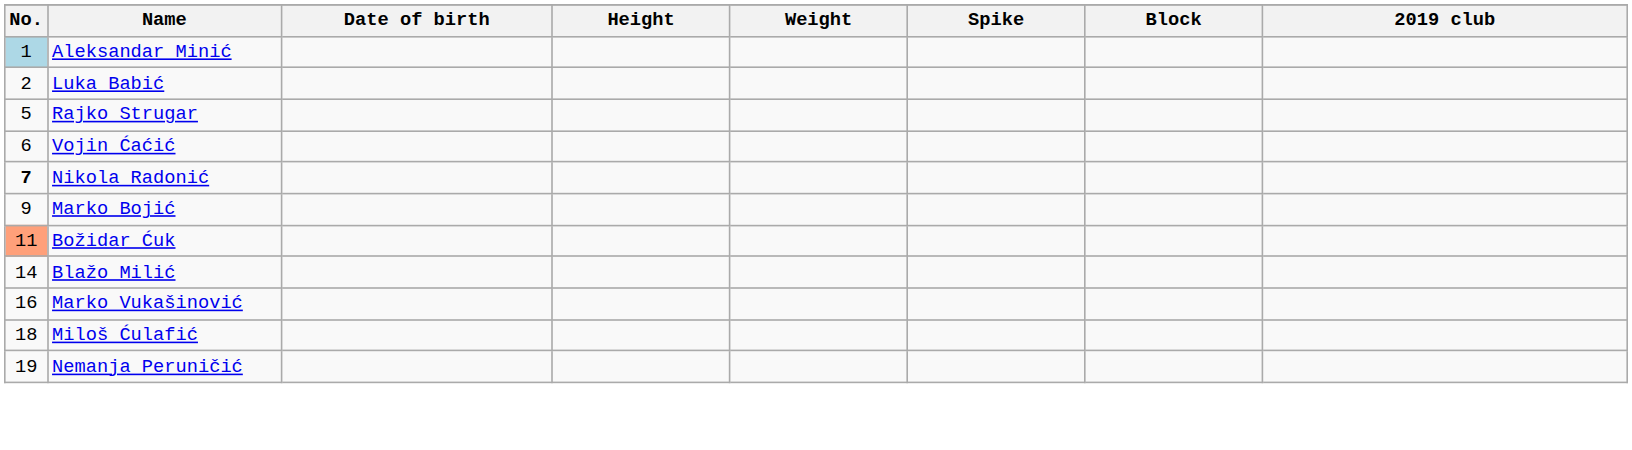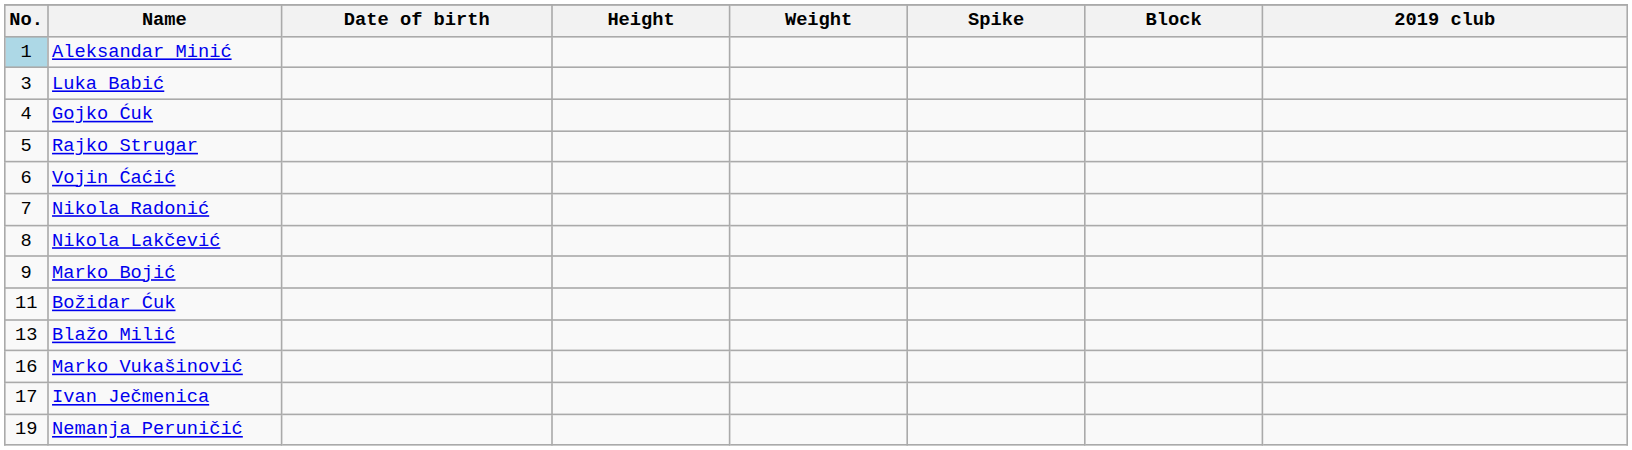(26, 83) 2 -> (26, 83) 3
+ row: (103, 115)
(26, 177) bold -> (26, 209) normal
+ row: (136, 240)
(26, 240) lightsalmon background -> (26, 303) no background
(26, 272) 14 -> (26, 335) 13
+ row: (131, 398)
- row: (125, 335)
